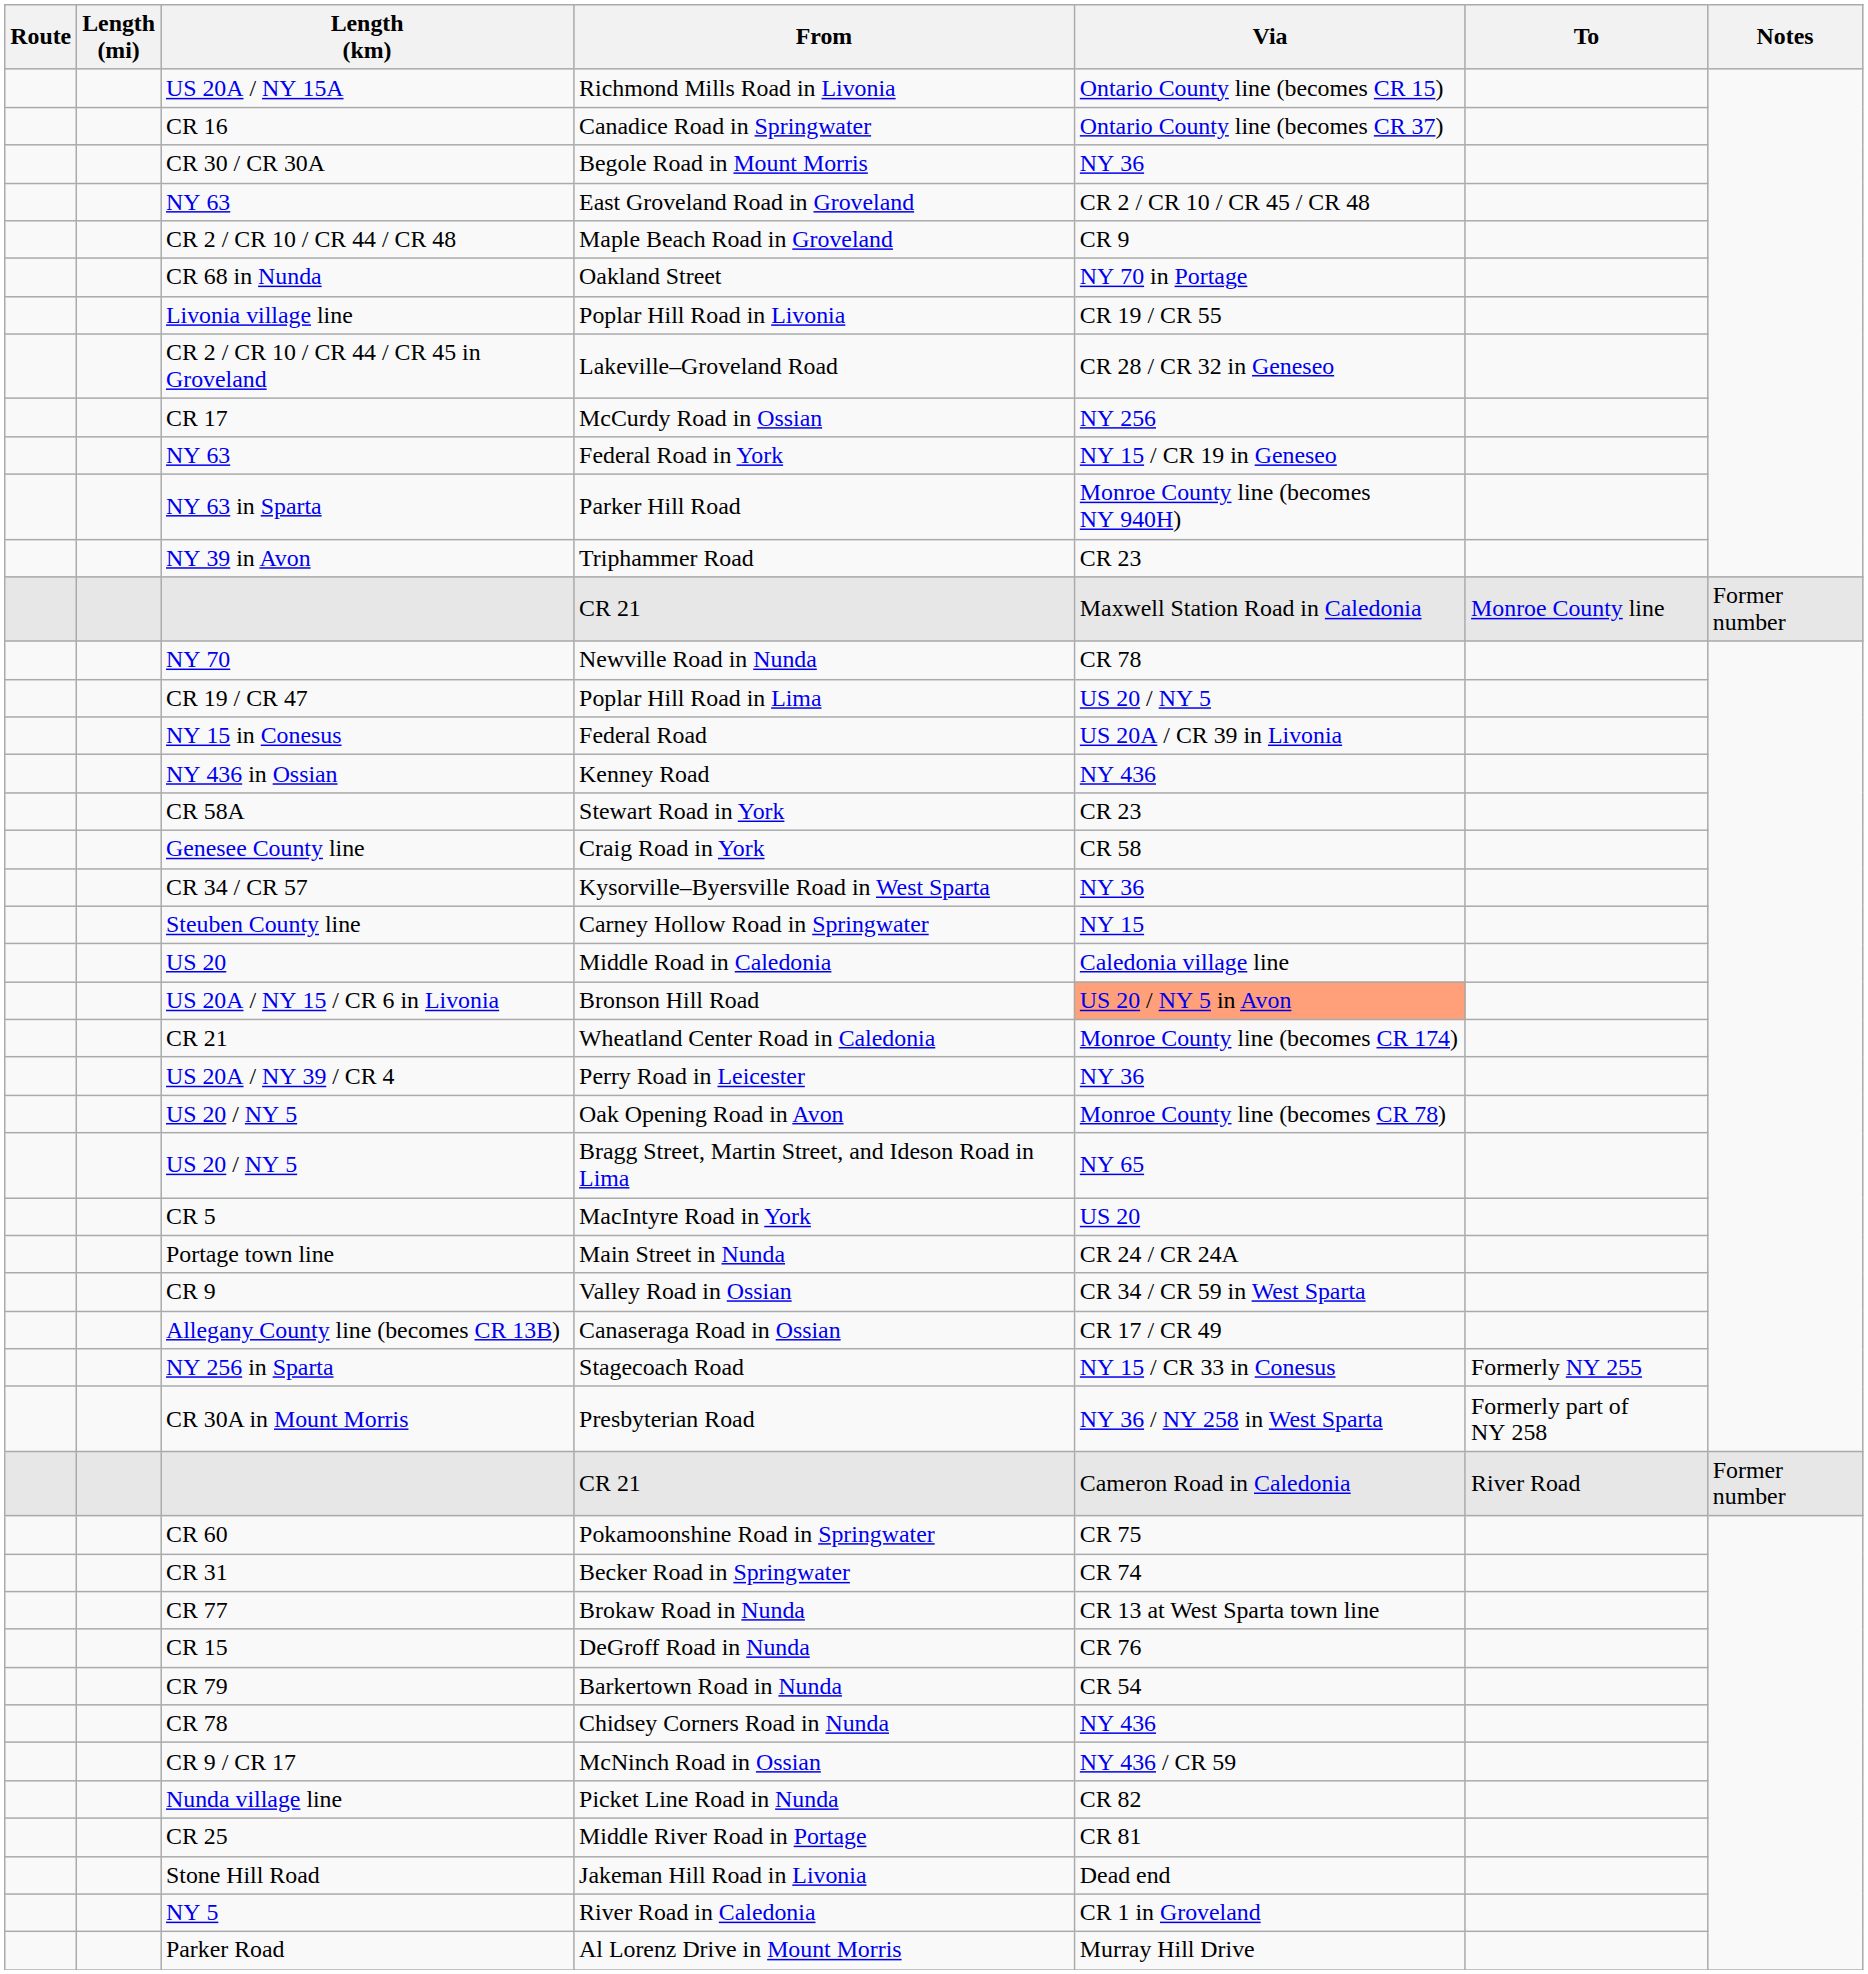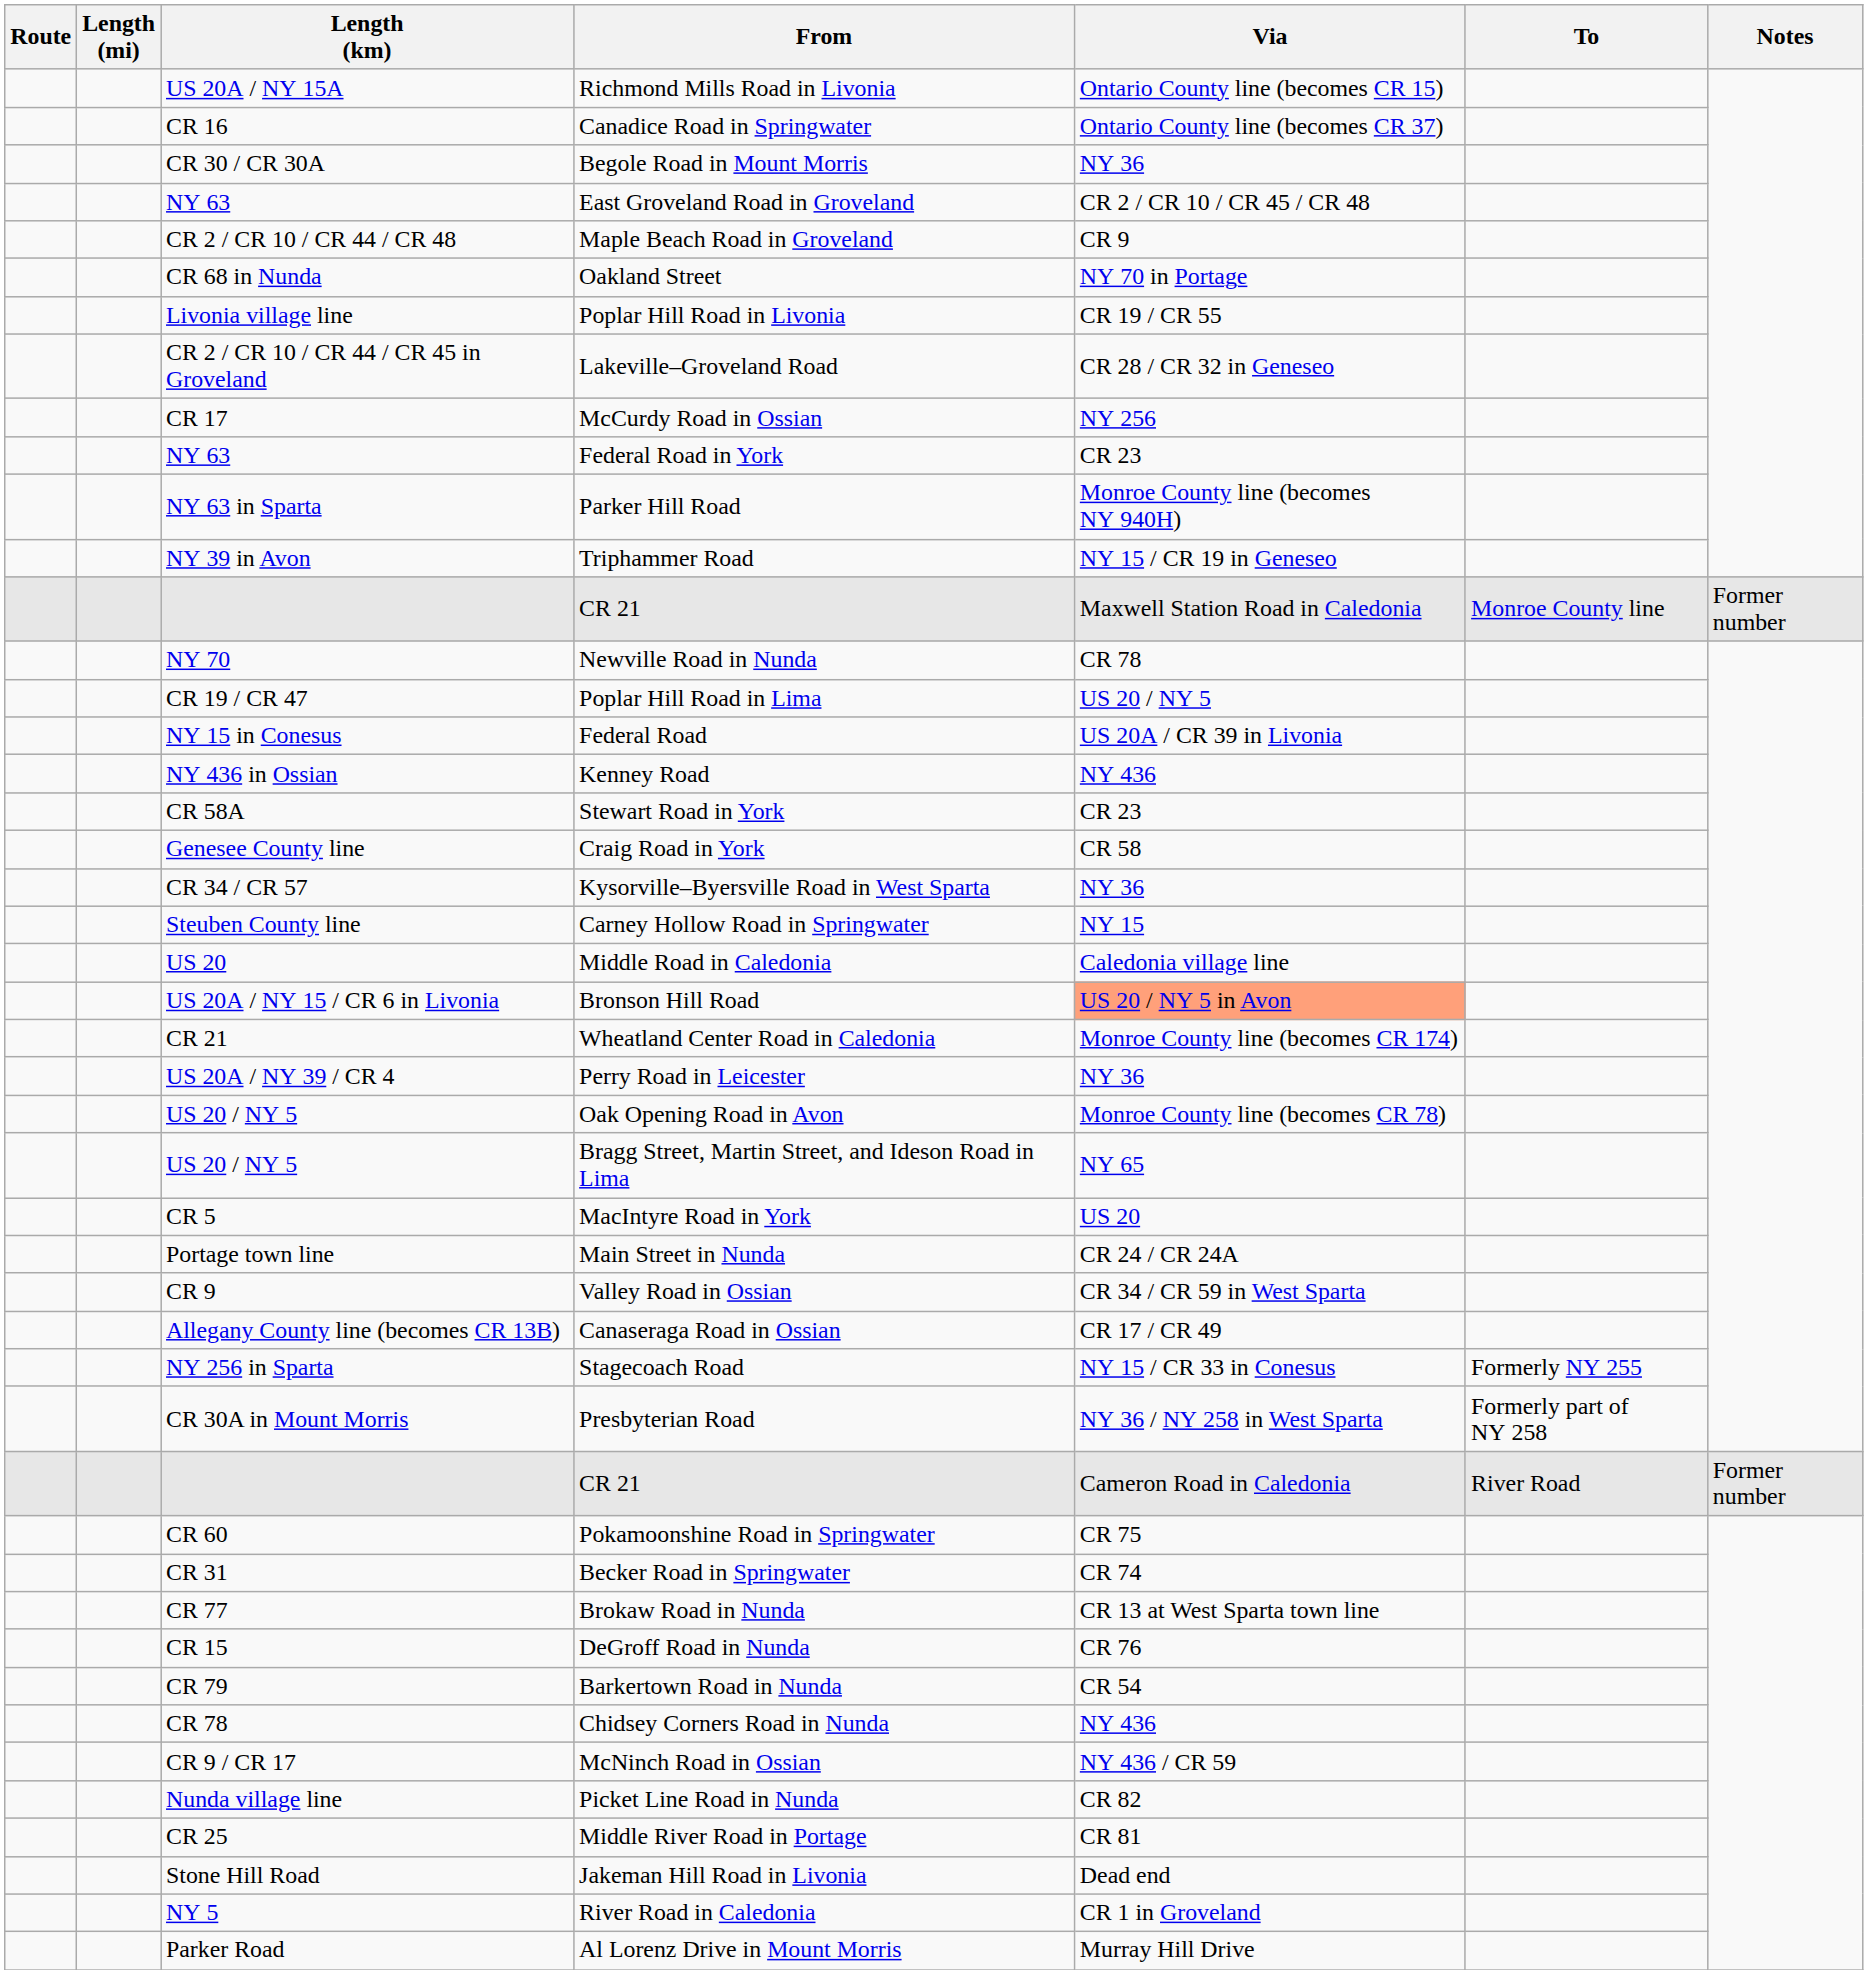(1208, 455) NY 15 / CR 19 in Geneseo -> (1111, 455) CR 23
(1111, 557) CR 23 -> (1208, 557) NY 15 / CR 19 in Geneseo
